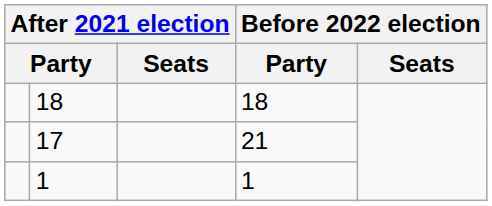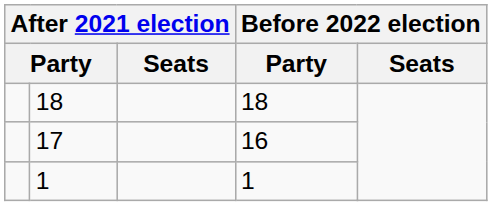(255, 141) 21 -> (255, 141) 16
